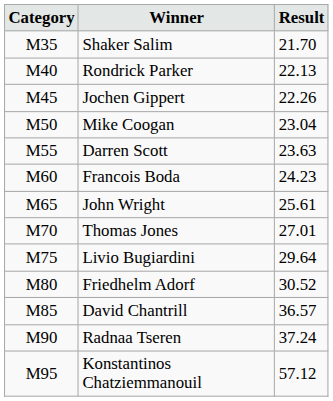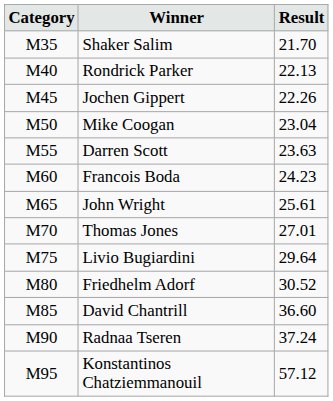(298, 310) 36.57 -> (298, 310) 36.60
